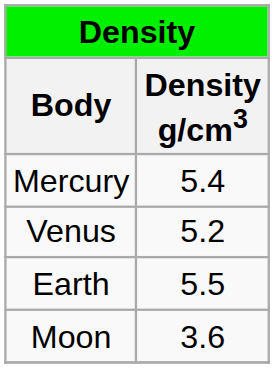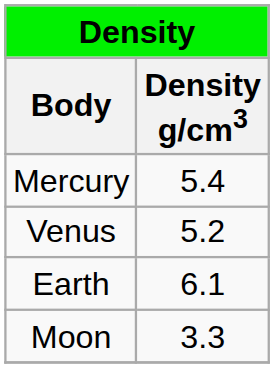(203, 284) 5.5 -> (203, 284) 6.1
(203, 335) 3.6 -> (203, 335) 3.3
